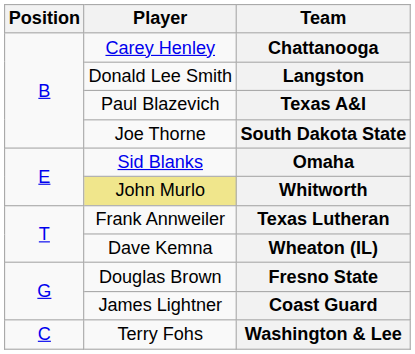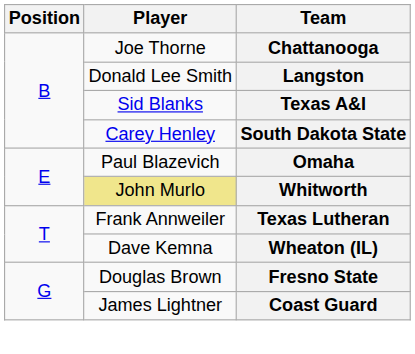(160, 47) Carey Henley -> (160, 47) Joe Thorne
(160, 104) Paul Blazevich -> (160, 104) Sid Blanks
(160, 133) Joe Thorne -> (160, 133) Carey Henley
(160, 162) Sid Blanks -> (160, 162) Paul Blazevich
- row: (323, 334)
